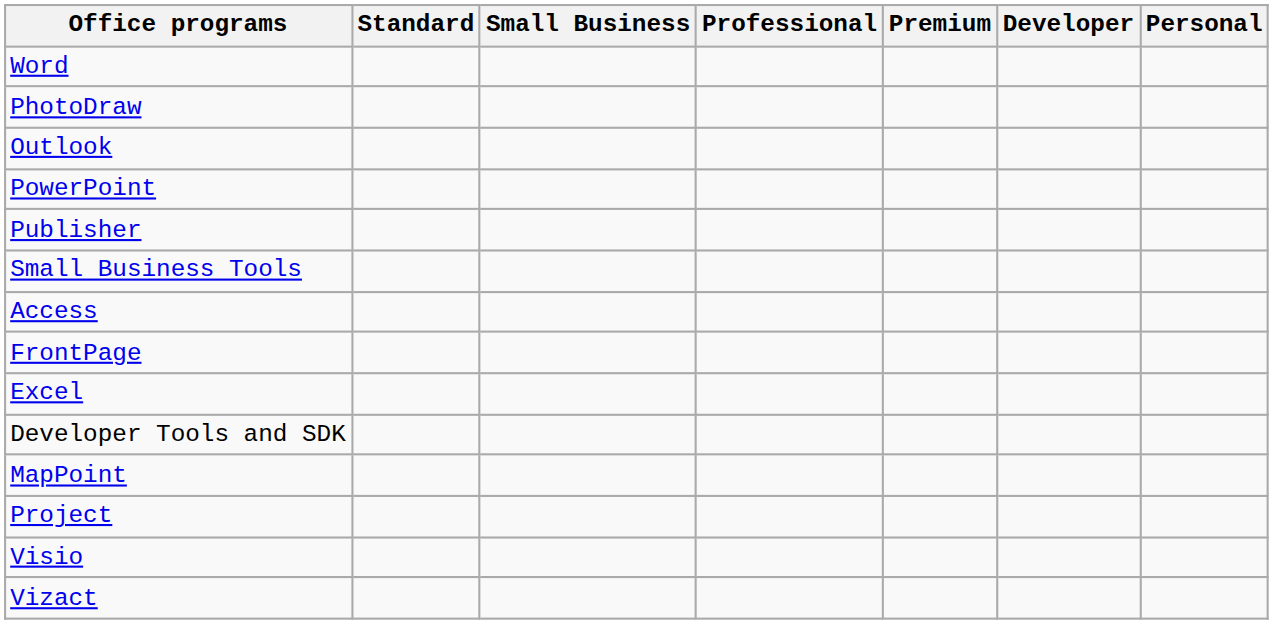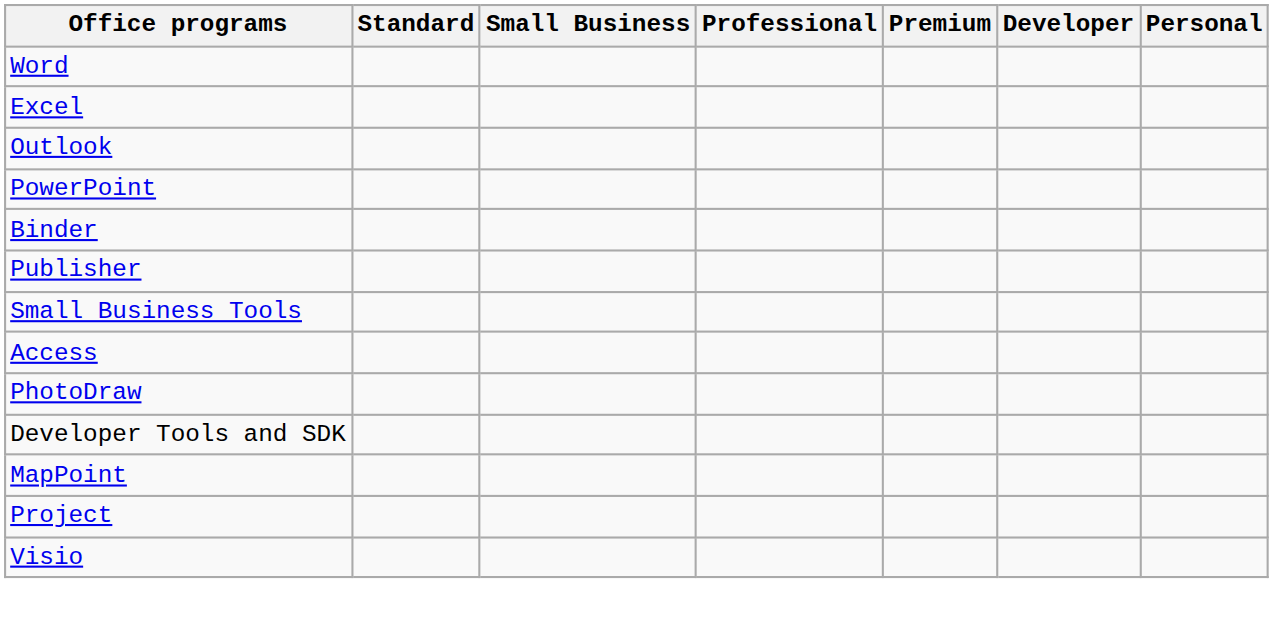rows swapped: (47, 393) <-> (76, 107)
+ row: (54, 230)
- row: (76, 353)
- row: (54, 598)
